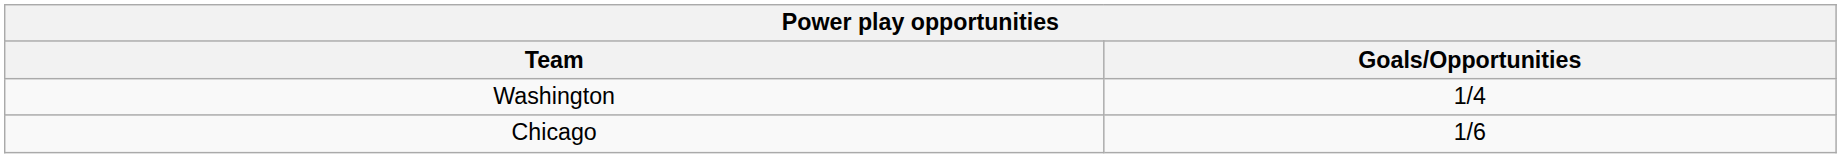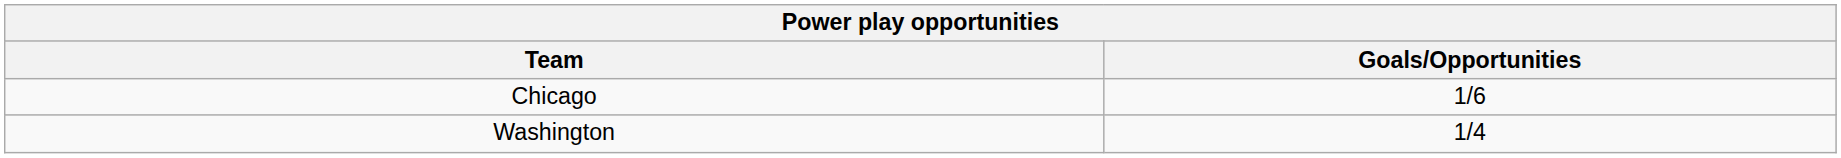rows swapped: (554, 133) <-> (554, 96)
